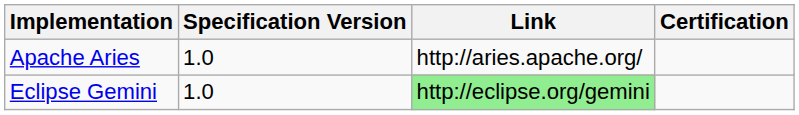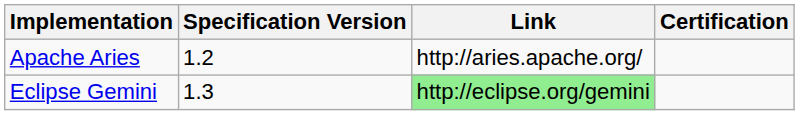(198, 57) 1.0 -> (198, 57) 1.2
(198, 92) 1.0 -> (198, 92) 1.3
